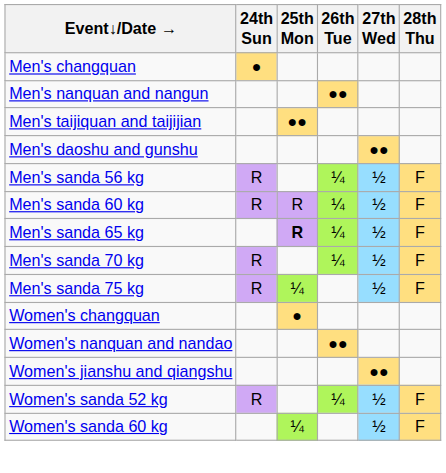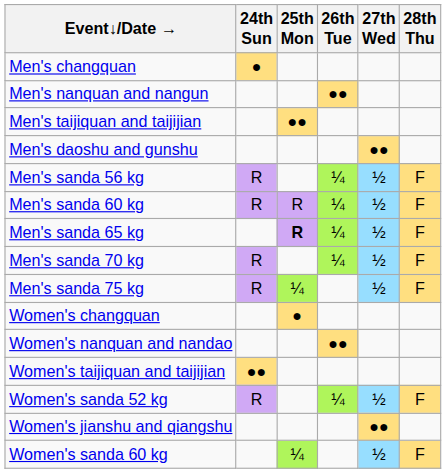+ row: (117, 371)
rows swapped: (121, 371) <-> (89, 399)
